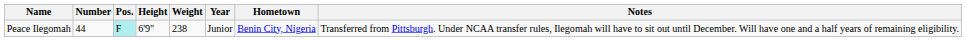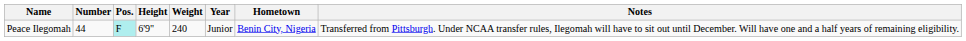(179, 28) 238 -> (179, 28) 240
